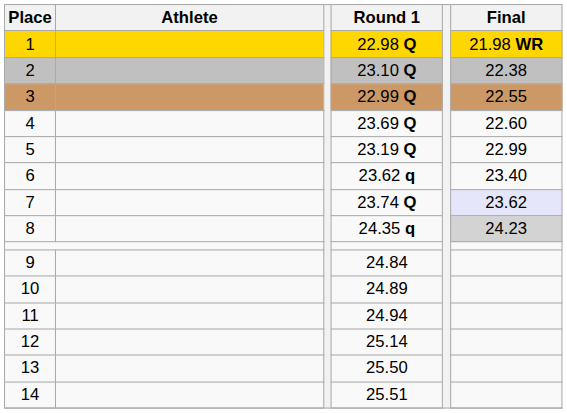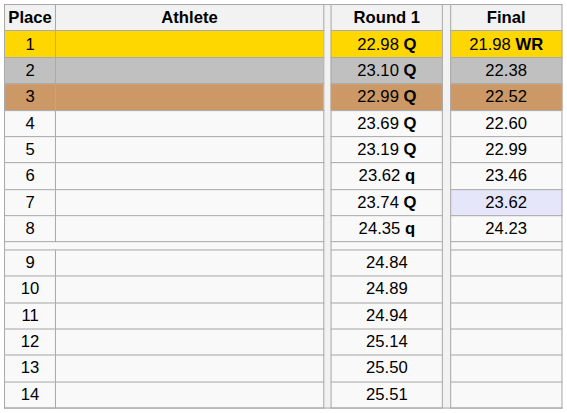(506, 96) 22.55 -> (506, 96) 22.52
(506, 176) 23.40 -> (506, 176) 23.46
(506, 228) lightgrey background -> (506, 228) no background
